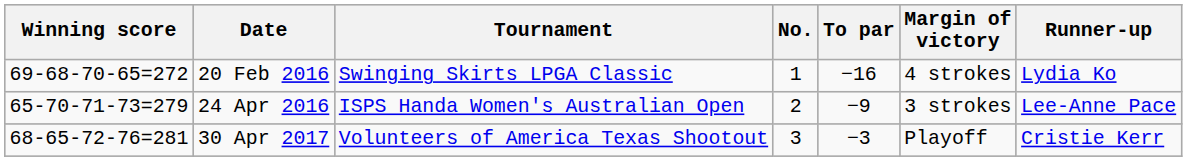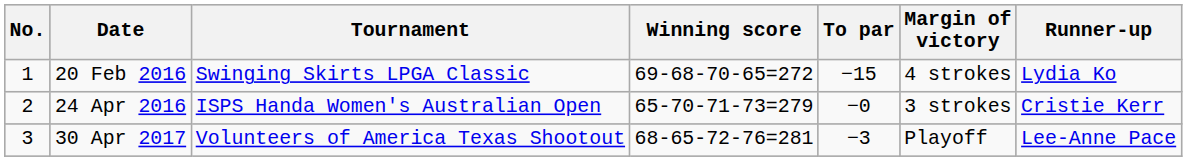columns swapped: (796, 32) <-> (99, 32)
(859, 76) −16 -> (859, 76) −15
(859, 108) −9 -> (859, 108) −0
(1099, 108) Lee-Anne Pace -> (1093, 108) Cristie Kerr
(1093, 140) Cristie Kerr -> (1099, 140) Lee-Anne Pace
